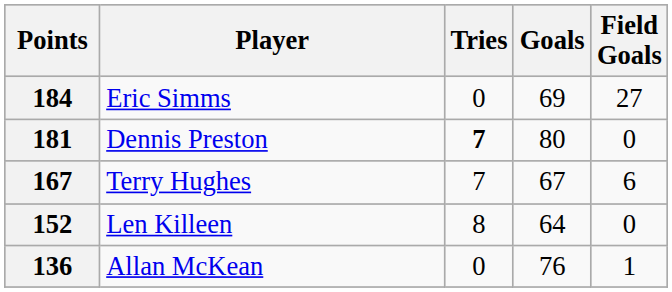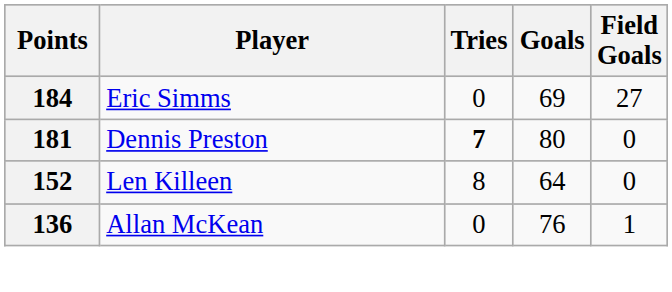- row: (52, 181)
